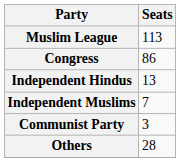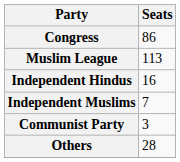rows swapped: (72, 37) <-> (72, 59)
(149, 80) 13 -> (149, 80) 16
